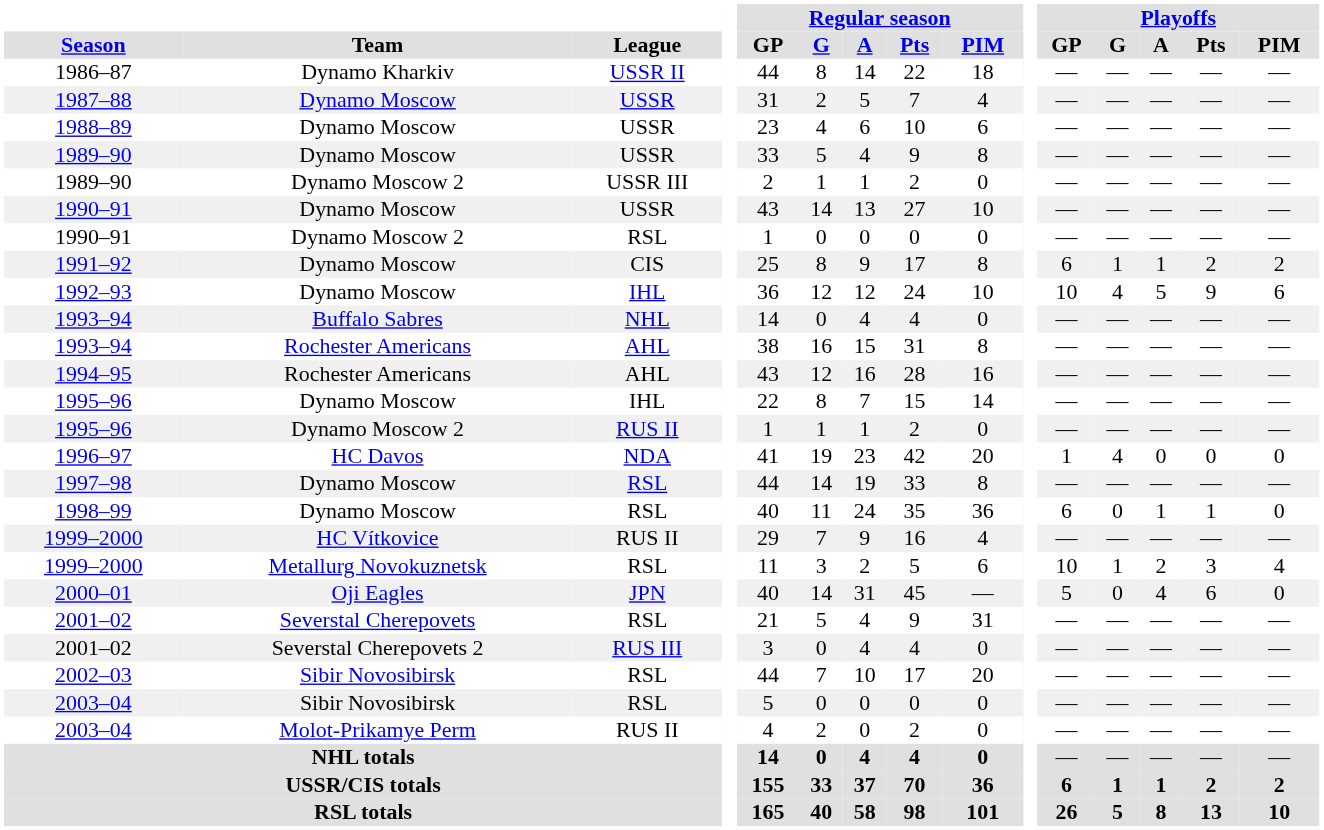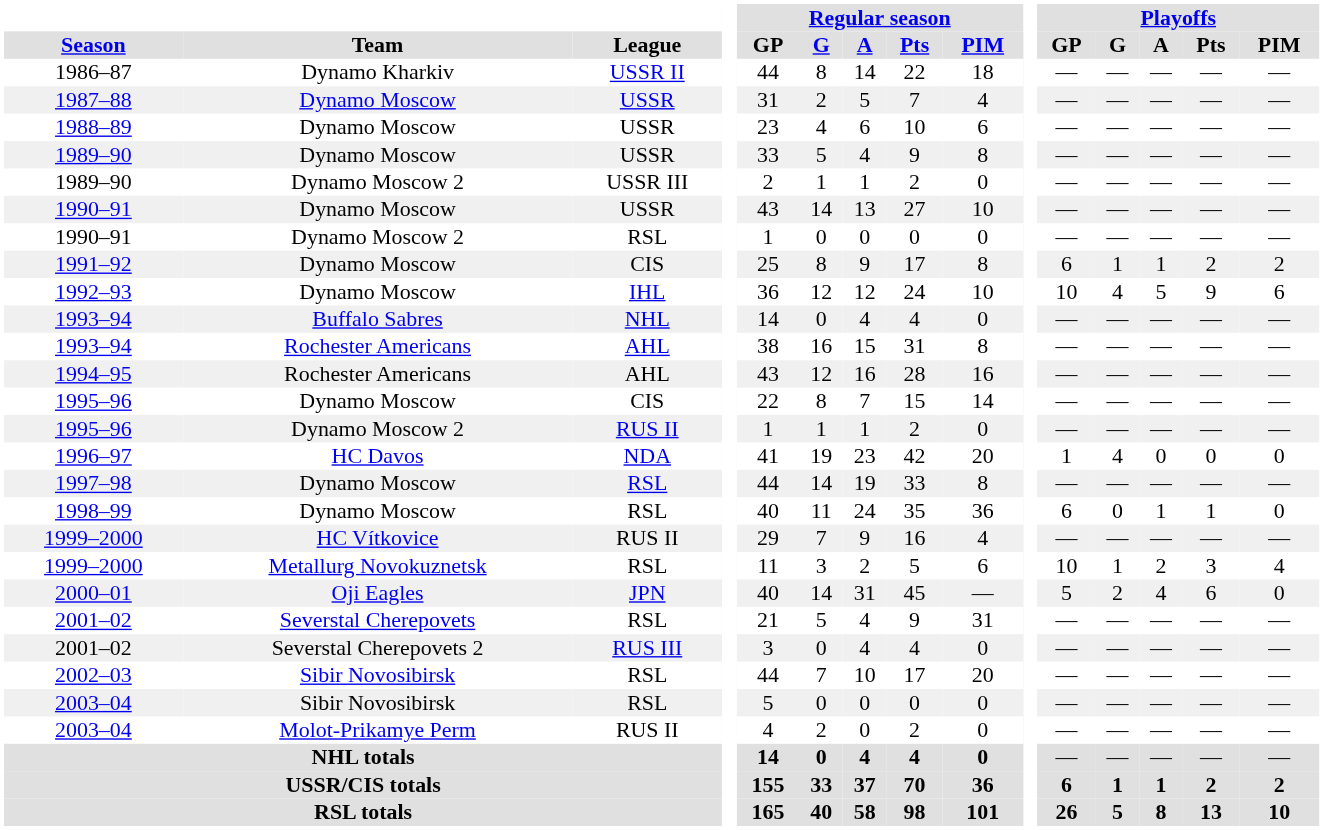(647, 401) IHL -> (647, 401) CIS
(1117, 592) 0 -> (1117, 592) 2
